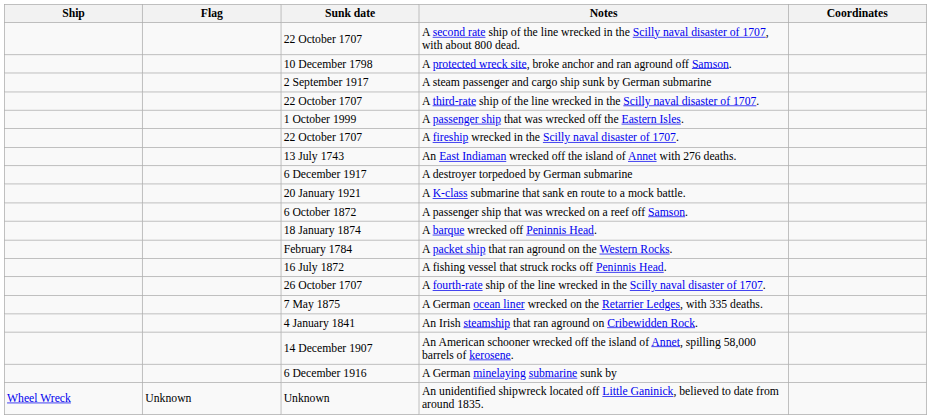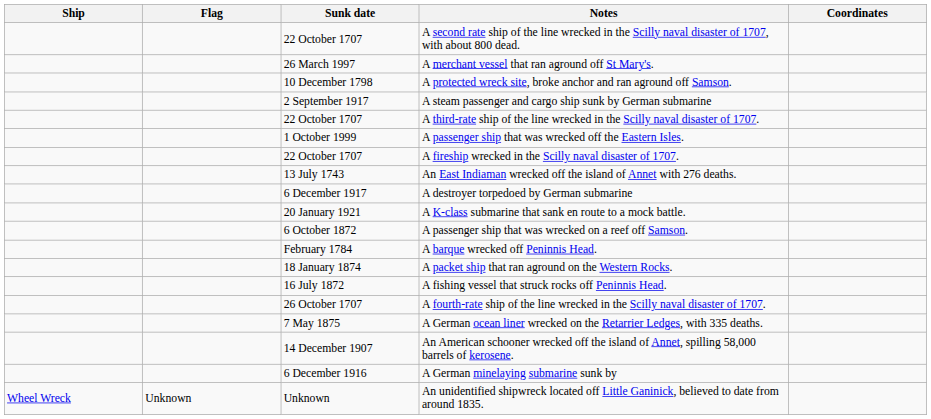+ row: (538, 63)
(322, 230) 18 January 1874 -> (318, 249) February 1784
(318, 249) February 1784 -> (322, 267) 18 January 1874
- row: (560, 323)
